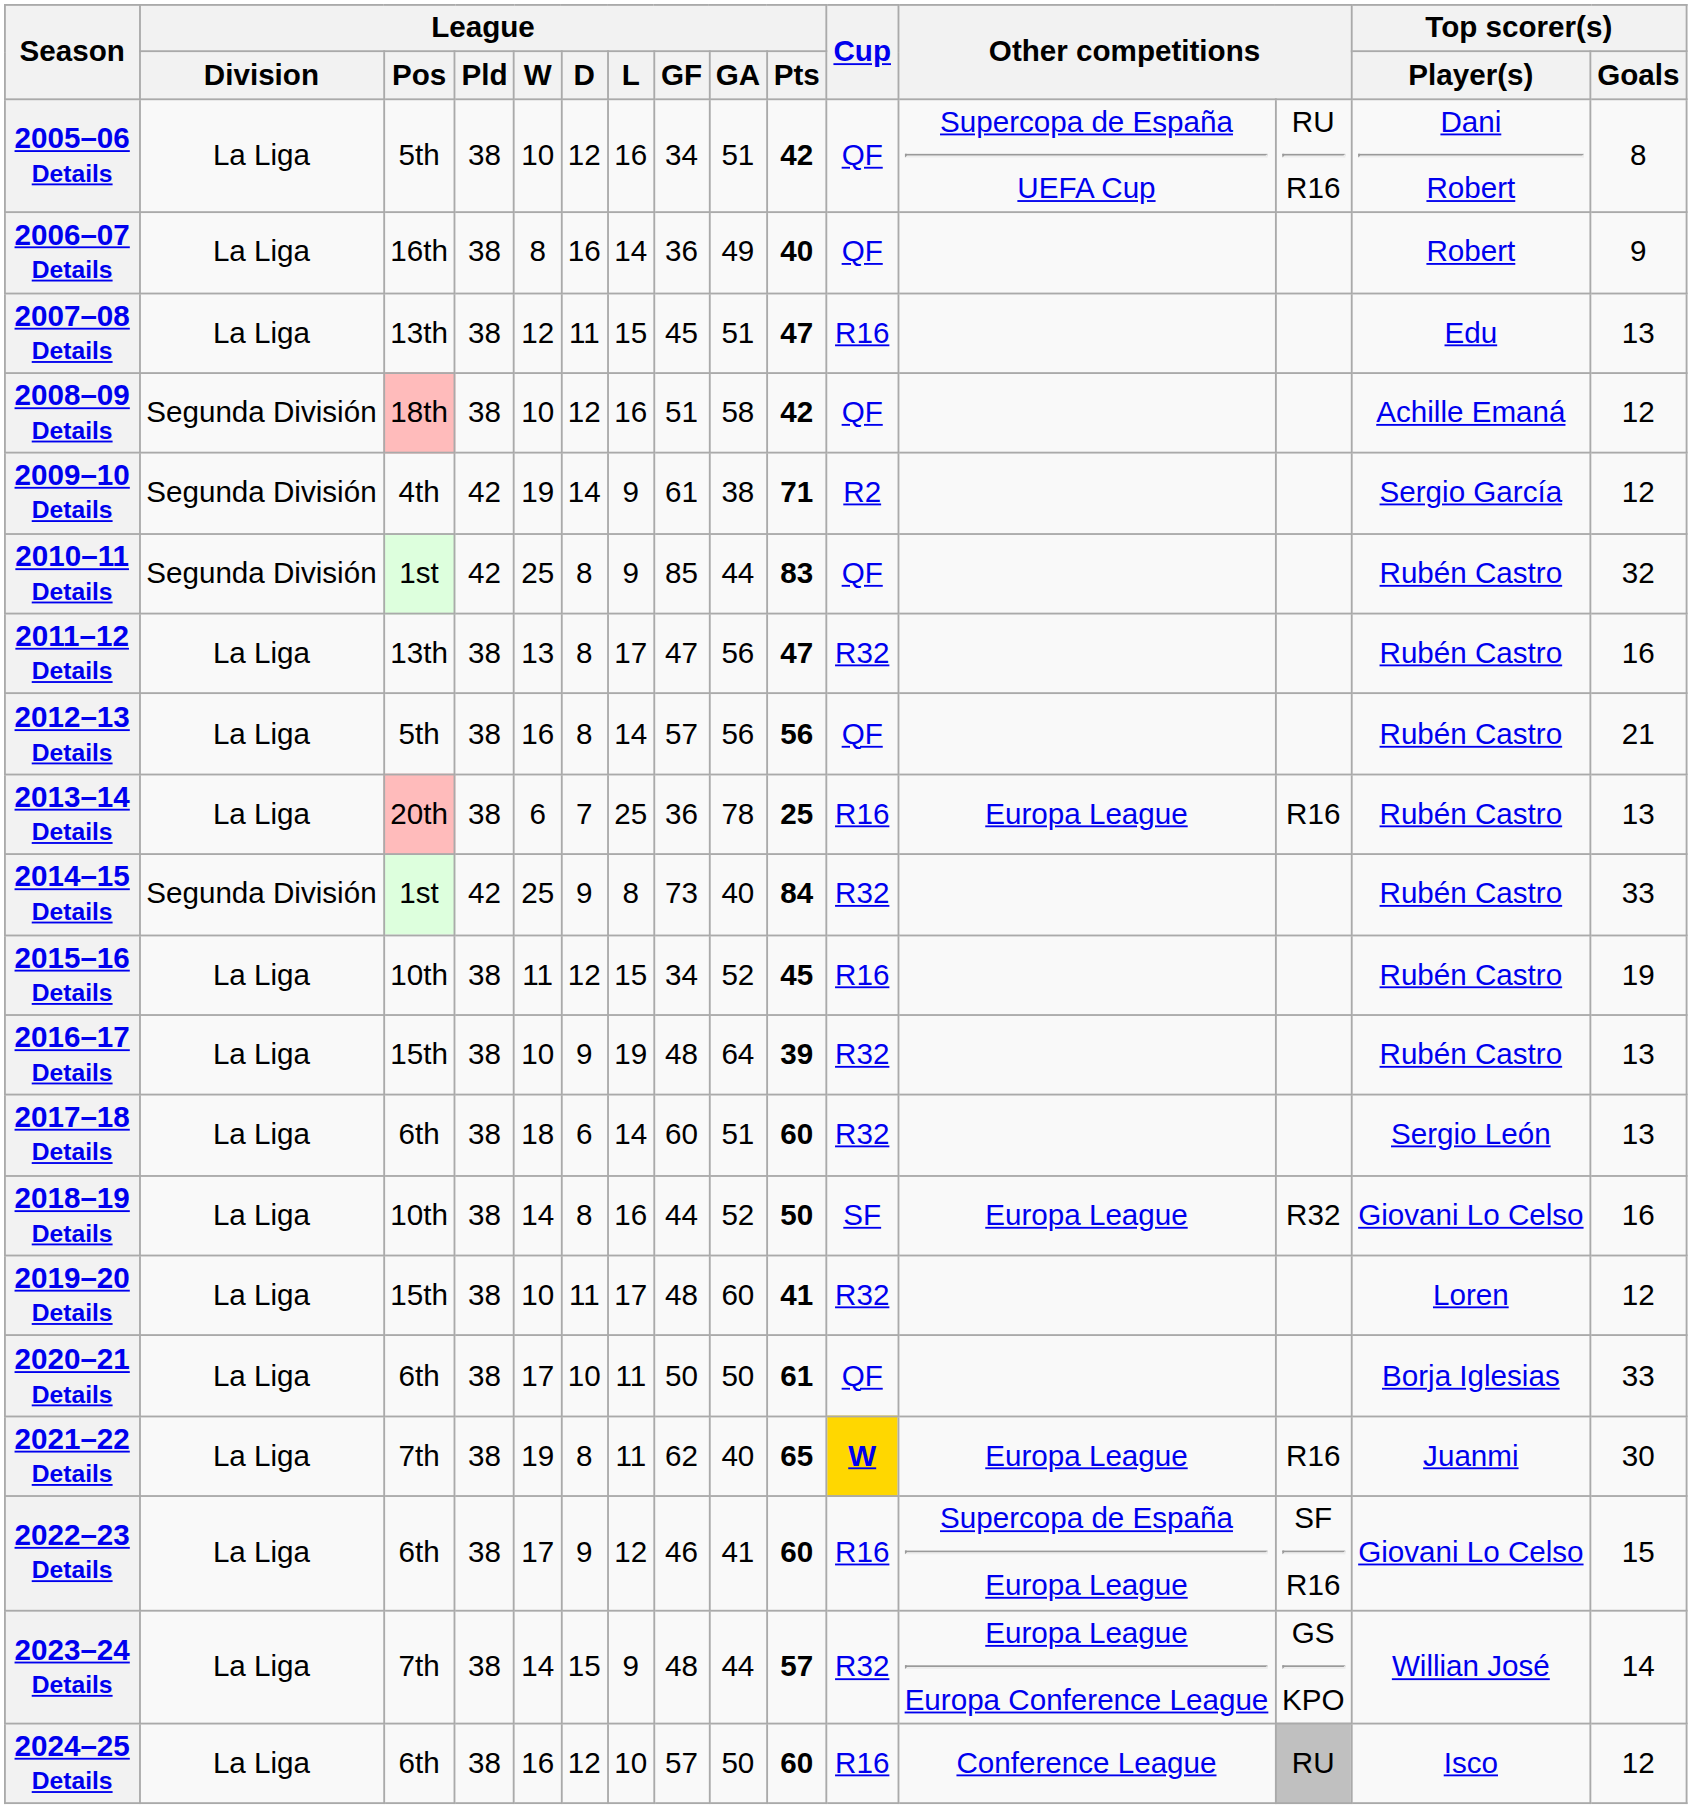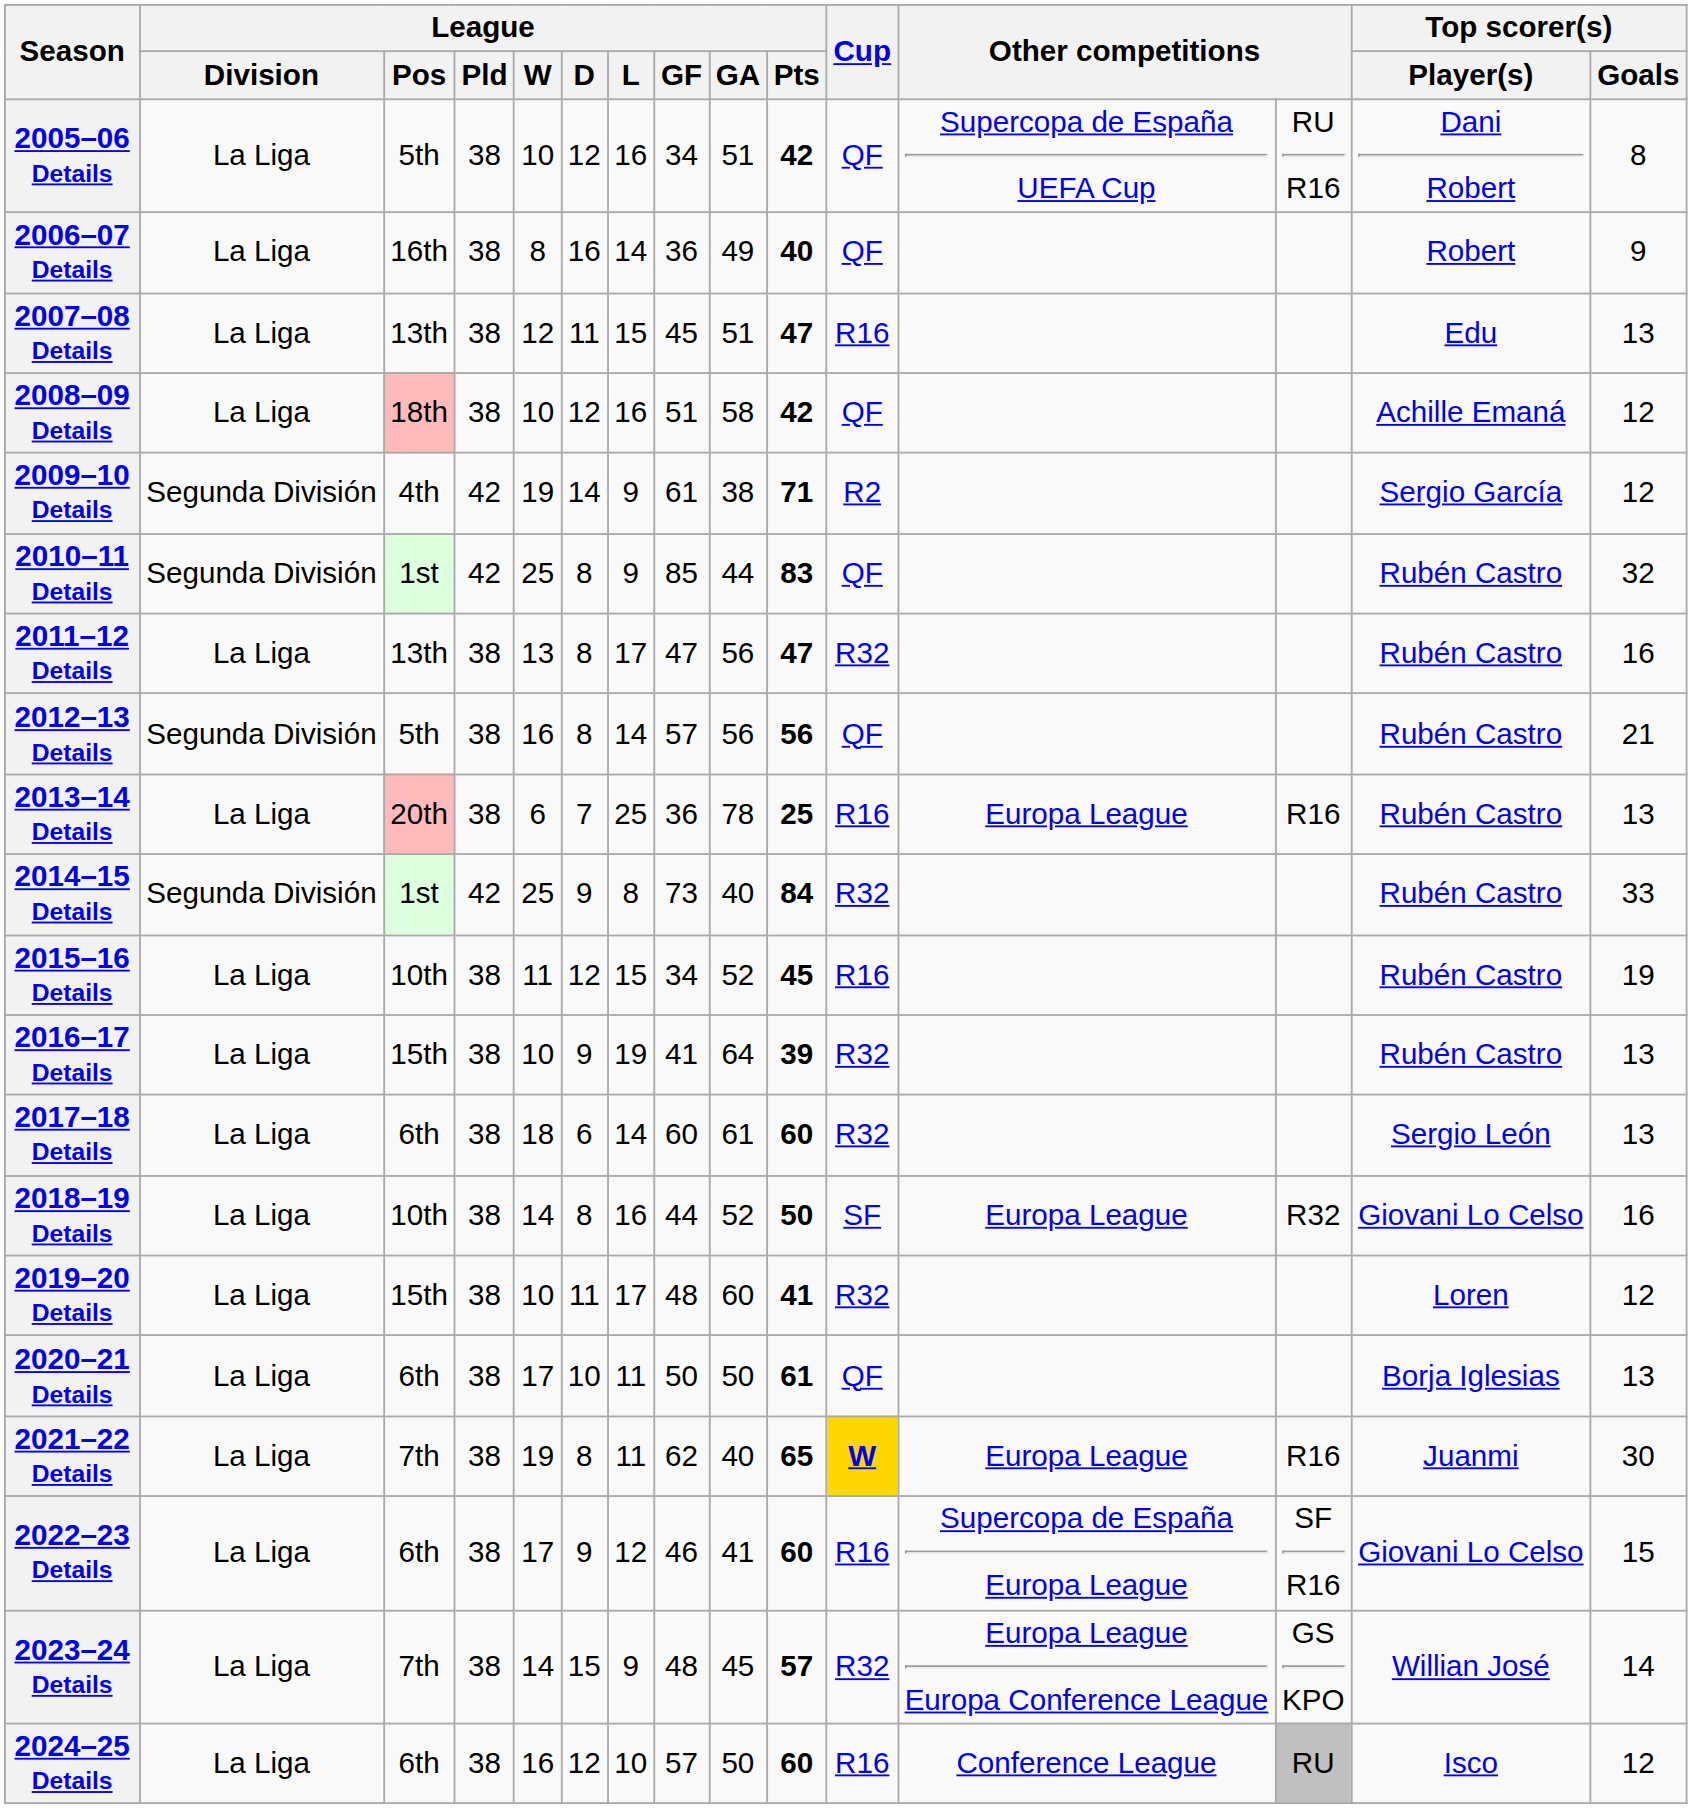(261, 412) Segunda División -> (261, 412) La Liga
(261, 733) La Liga -> (261, 733) Segunda División
(681, 1054) 48 -> (681, 1054) 41
(738, 1134) 51 -> (738, 1134) 61
(1638, 1375) 33 -> (1638, 1375) 13
(738, 1666) 44 -> (738, 1666) 45
